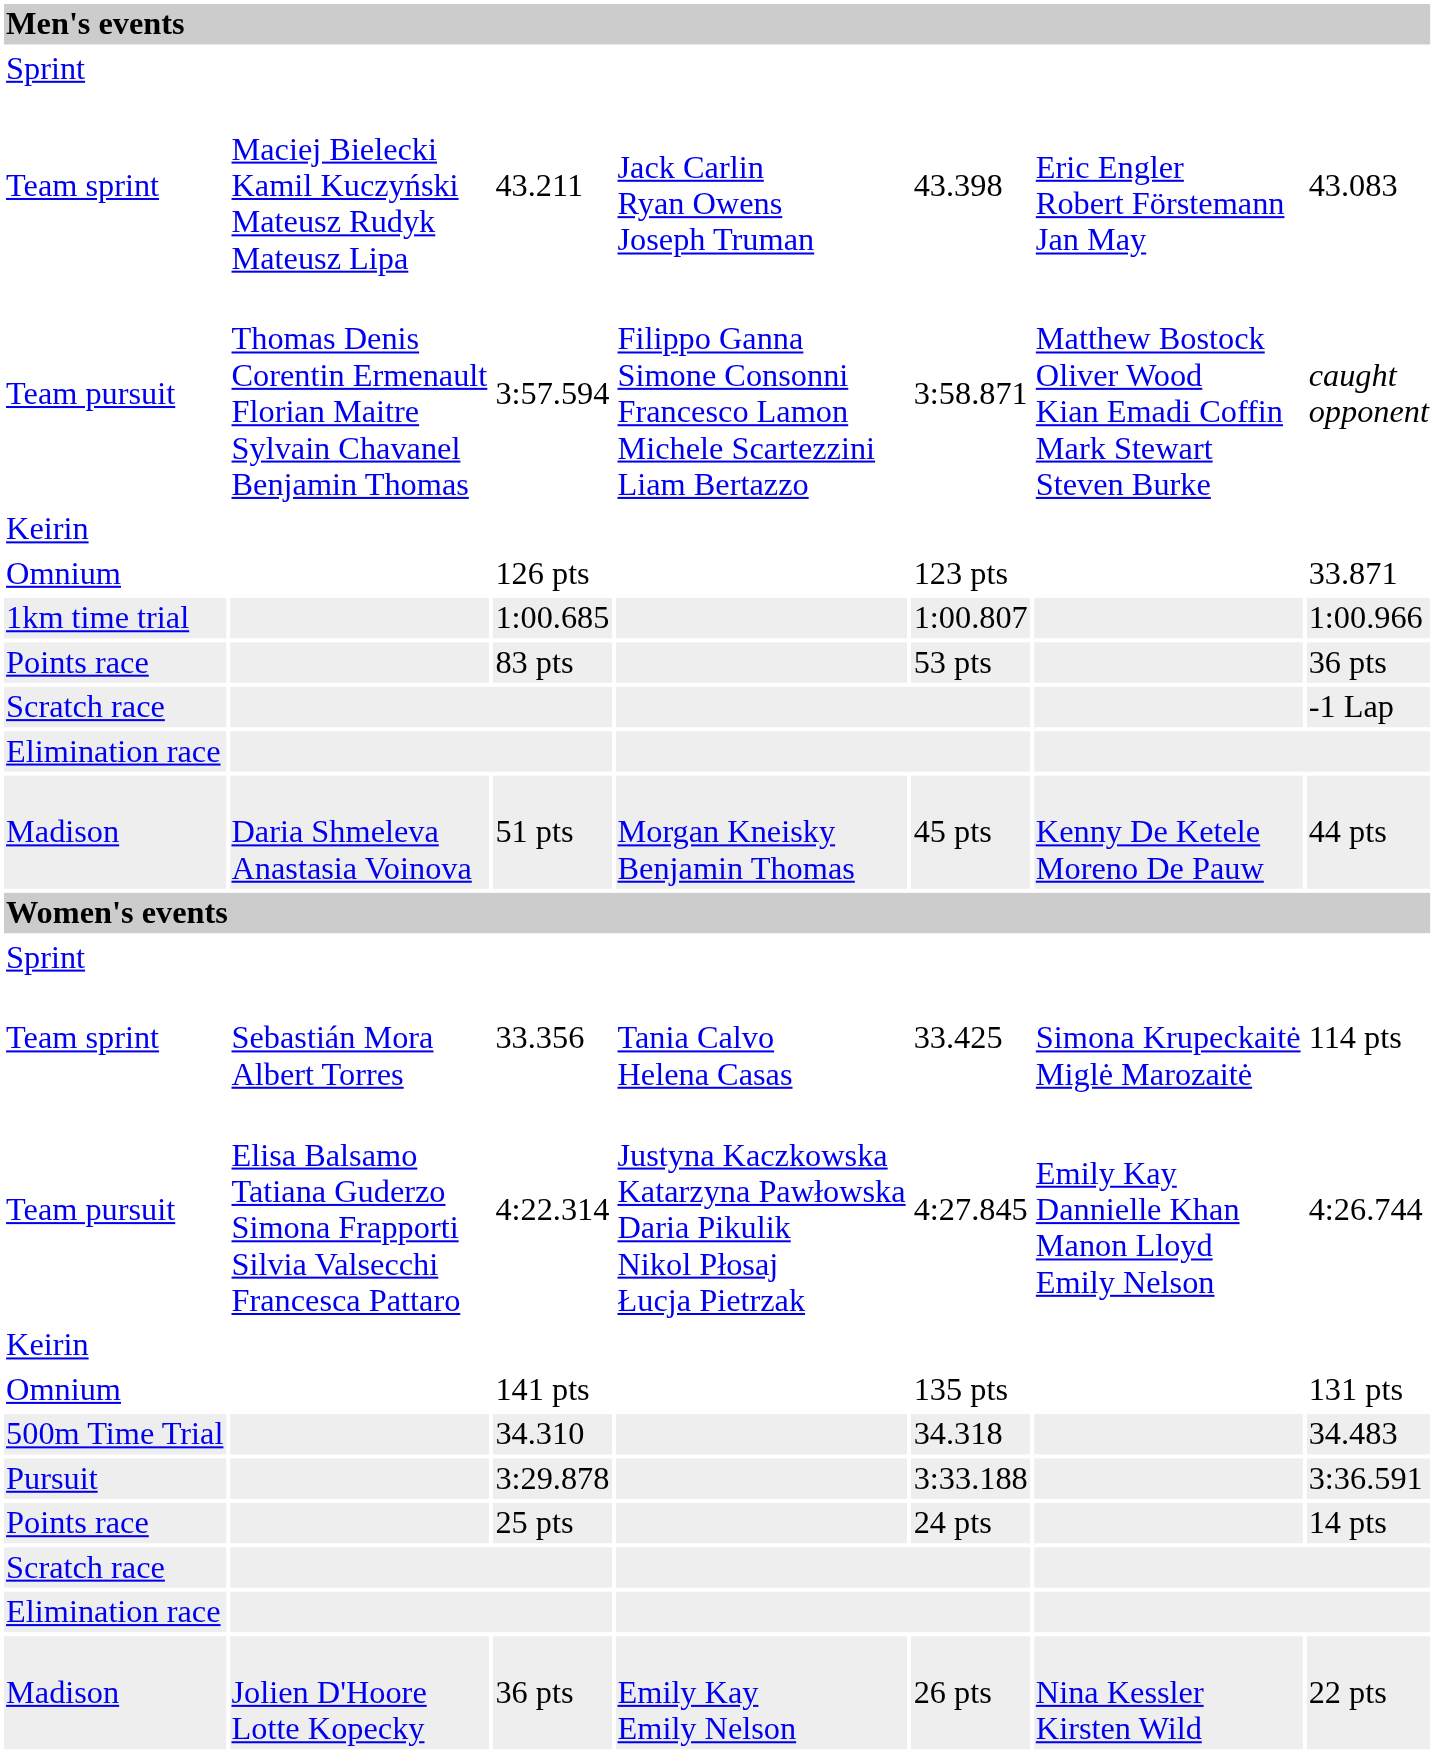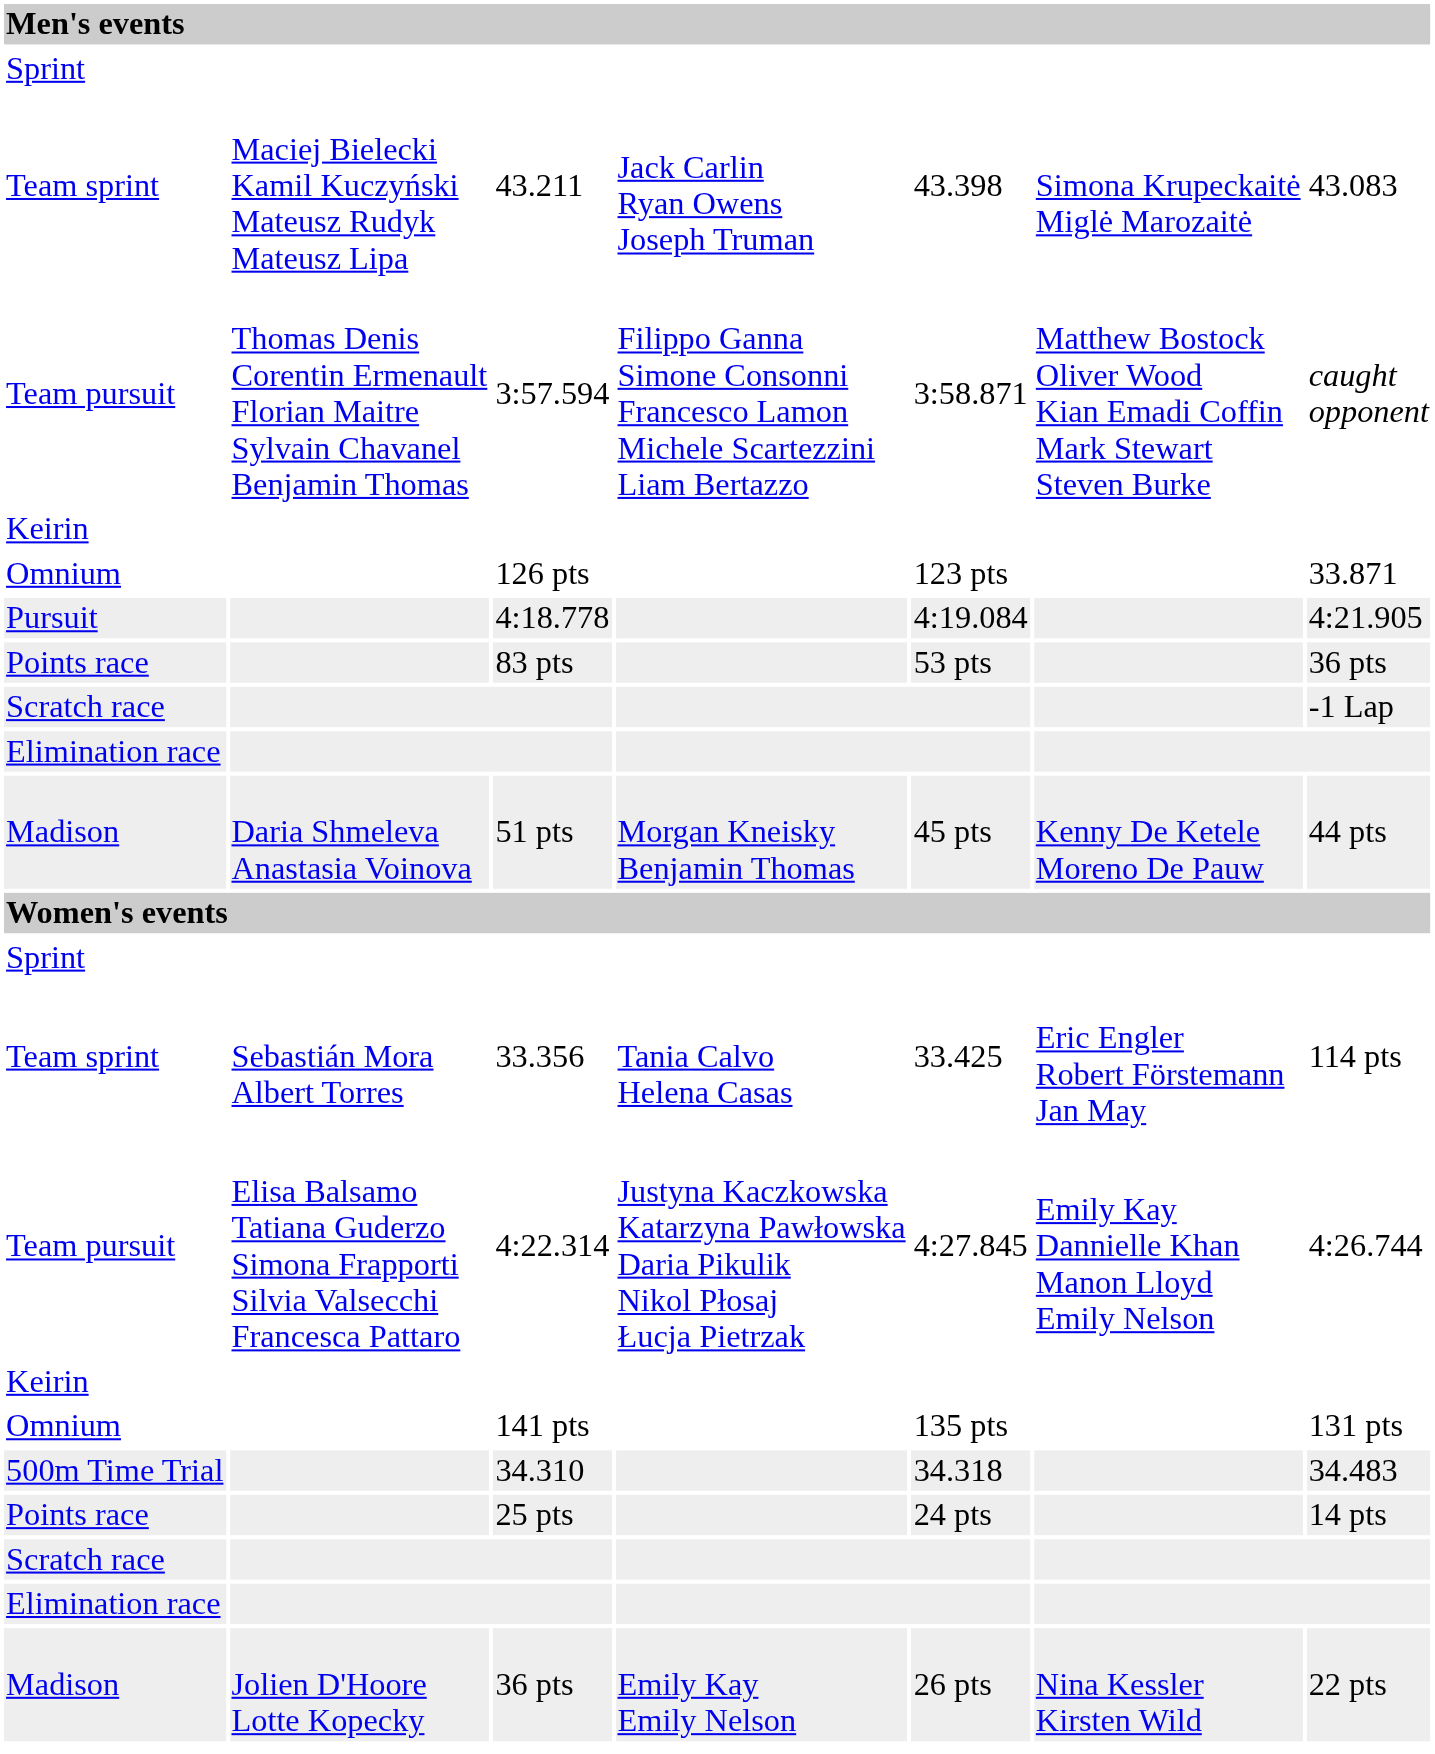(1160, 203) Eric Engler Robert Förstemann Jan May -> (1168, 203) Simona Krupeckaitė Miglė Marozaitė
- row: (98, 617)
+ row: (52, 617)
(1168, 1055) Simona Krupeckaitė Miglė Marozaitė -> (1160, 1074) Eric Engler Robert Förstemann Jan May
- row: (52, 1478)
